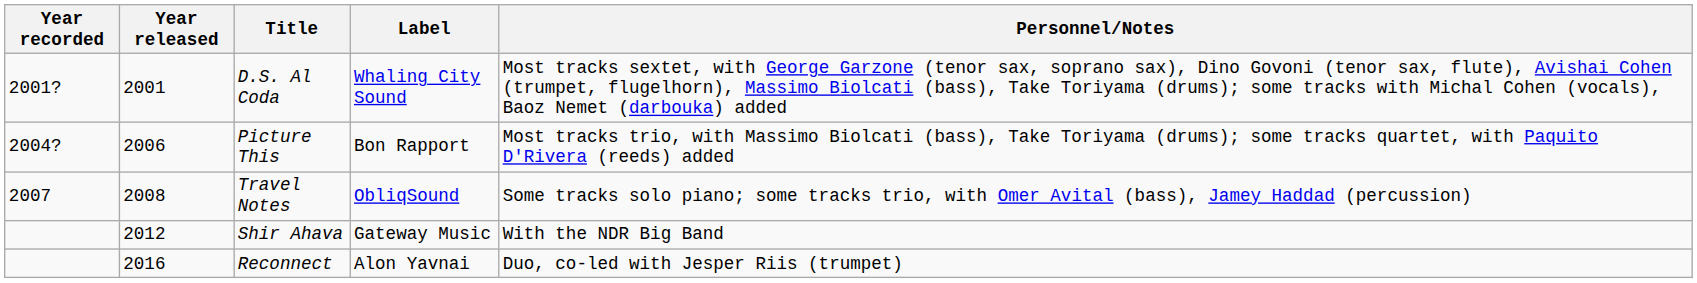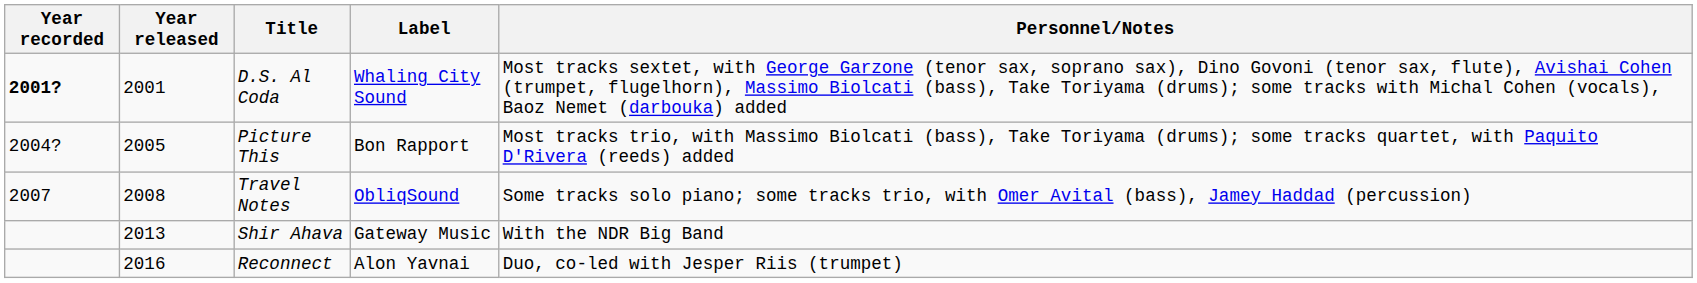(35, 88) normal -> (35, 88) bold
(144, 147) 2006 -> (144, 147) 2005
(144, 235) 2012 -> (144, 235) 2013
